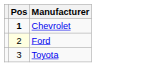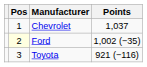+ column: (117, 12)
(19, 26) bold -> (19, 26) normal
